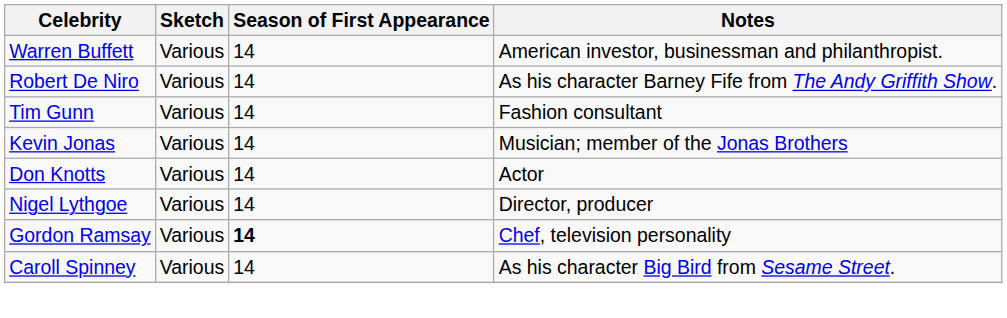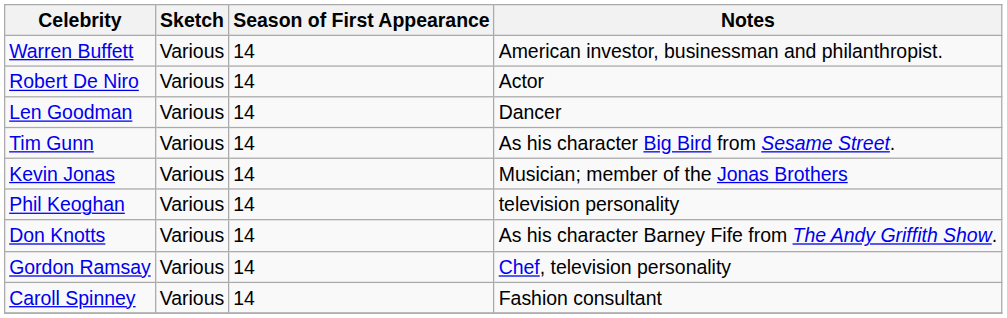(748, 82) As his character Barney Fife from The Andy Griffith Show. -> (521, 82) Actor
+ row: (71, 113)
(580, 113) Fashion consultant -> (697, 143) As his character Big Bird from Sesame Street.
+ row: (67, 205)
(521, 174) Actor -> (748, 236) As his character Barney Fife from The Andy Griffith Show.
- row: (68, 205)
(244, 236) bold -> (244, 267) normal
(697, 267) As his character Big Bird from Sesame Street. -> (580, 297) Fashion consultant
